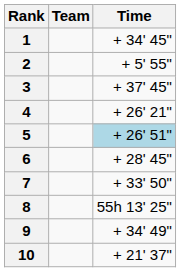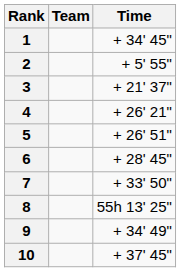(142, 87) + 37' 45" -> (142, 87) + 21' 37"
(142, 135) lightblue background -> (142, 135) no background
(142, 254) + 21' 37" -> (142, 254) + 37' 45"
